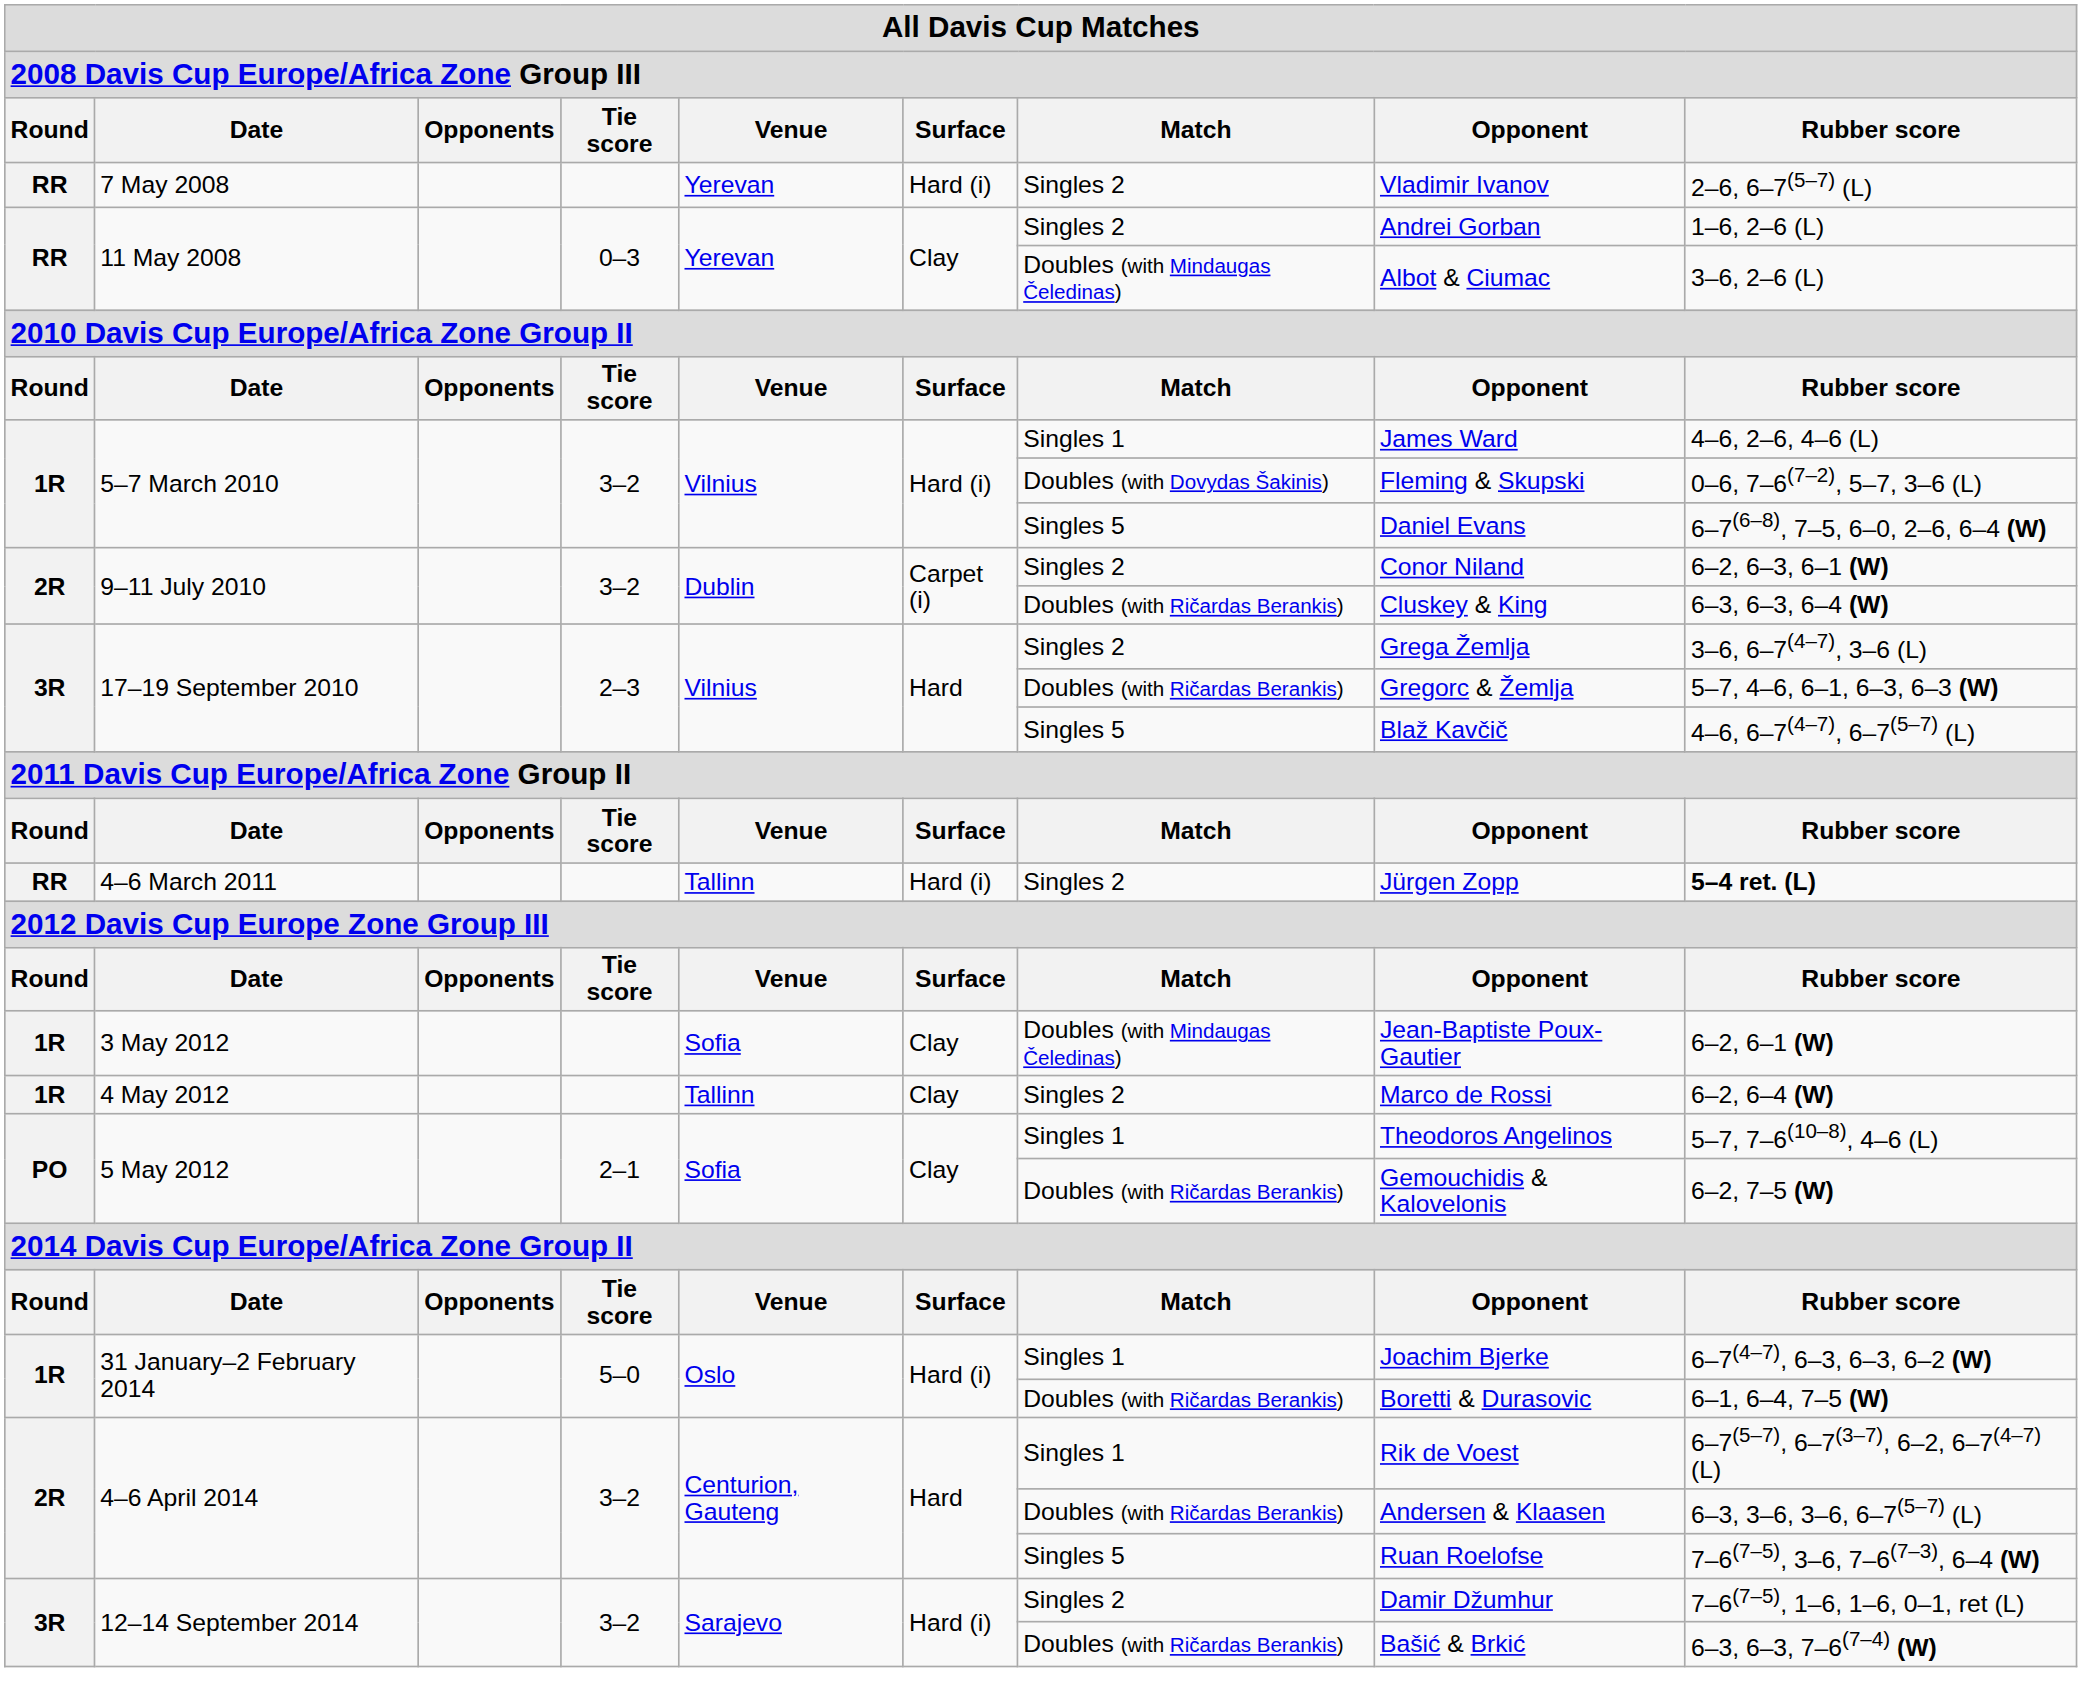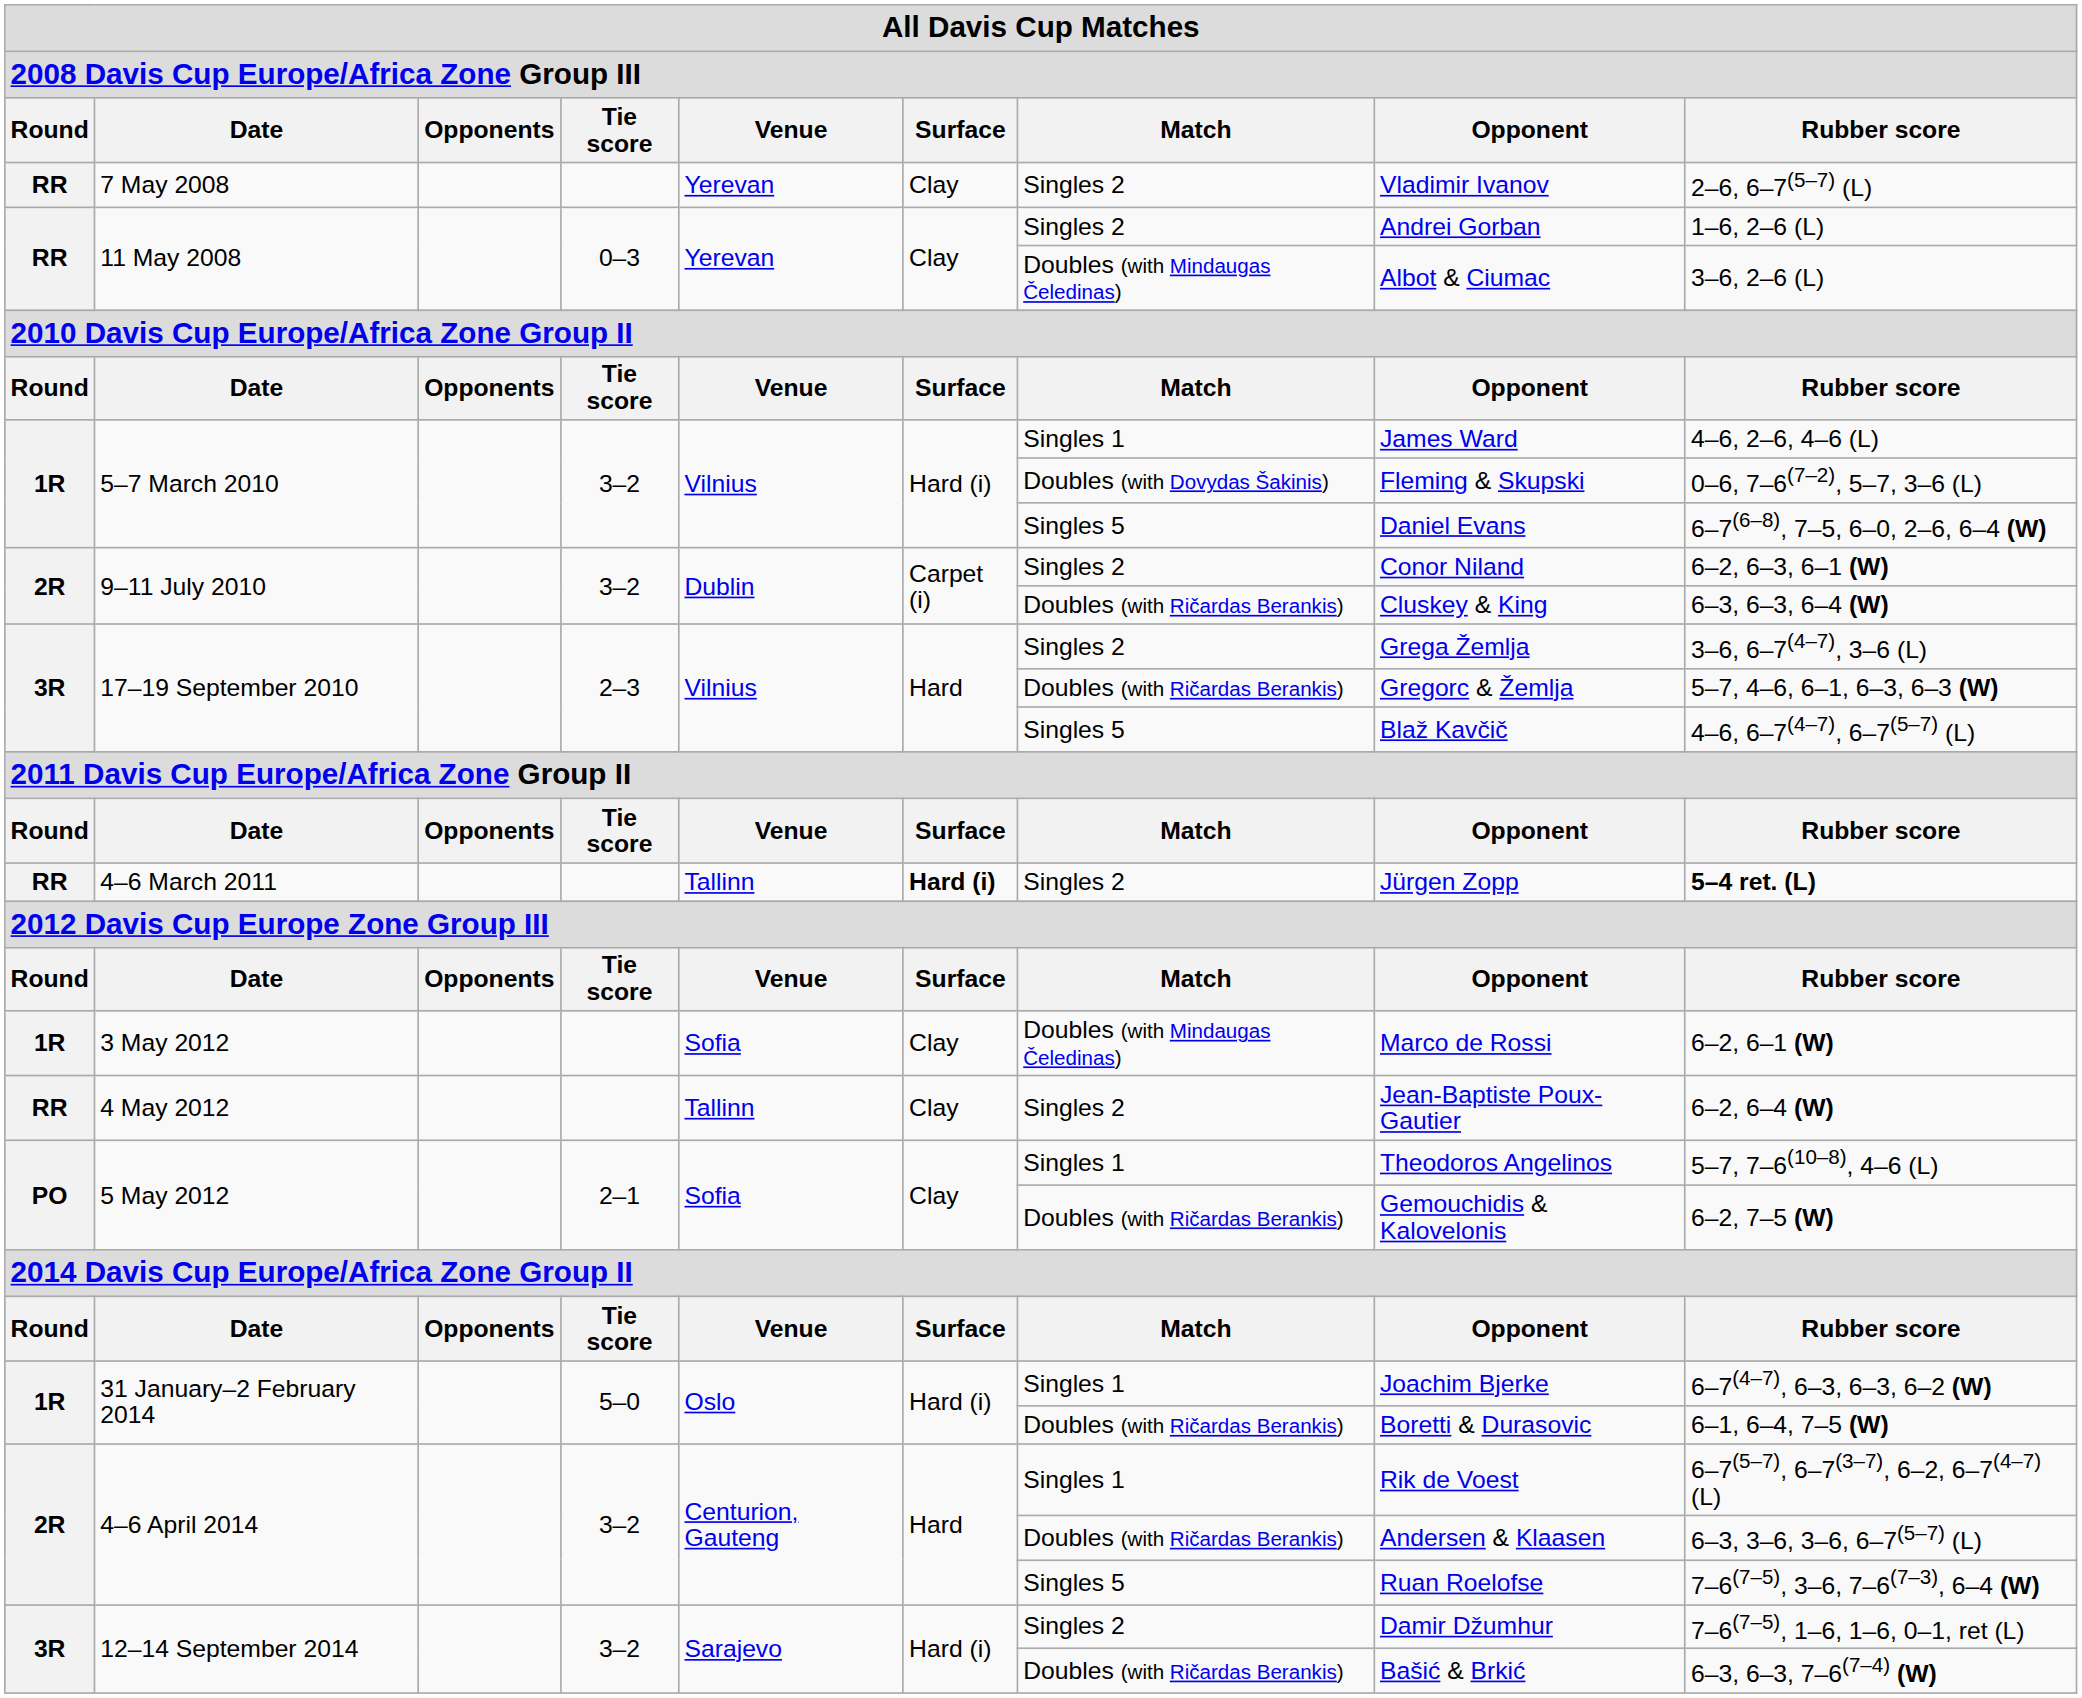(950, 184) Hard (i) -> (934, 184) Clay
(950, 881) normal -> (952, 881) bold
(1491, 1044) Jean-Baptiste Poux-Gautier -> (1466, 1044) Marco de Rossi
(50, 1095) 1R -> (50, 1108) RR
(1466, 1095) Marco de Rossi -> (1491, 1108) Jean-Baptiste Poux-Gautier
